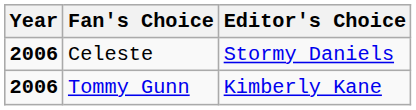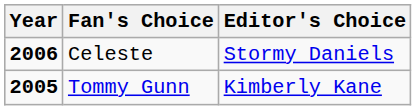(34, 87) 2006 -> (34, 87) 2005
